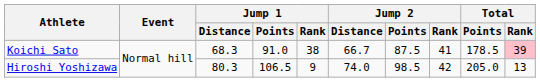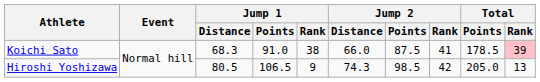(357, 49) 66.7 -> (357, 49) 66.0
(225, 67) 80.3 -> (225, 67) 80.5
(357, 67) 74.0 -> (357, 67) 74.3
